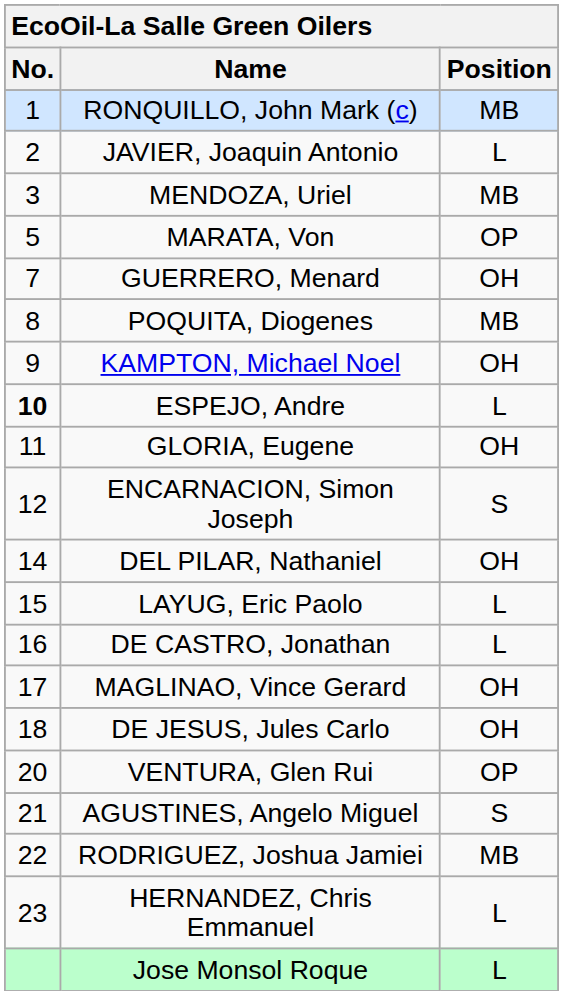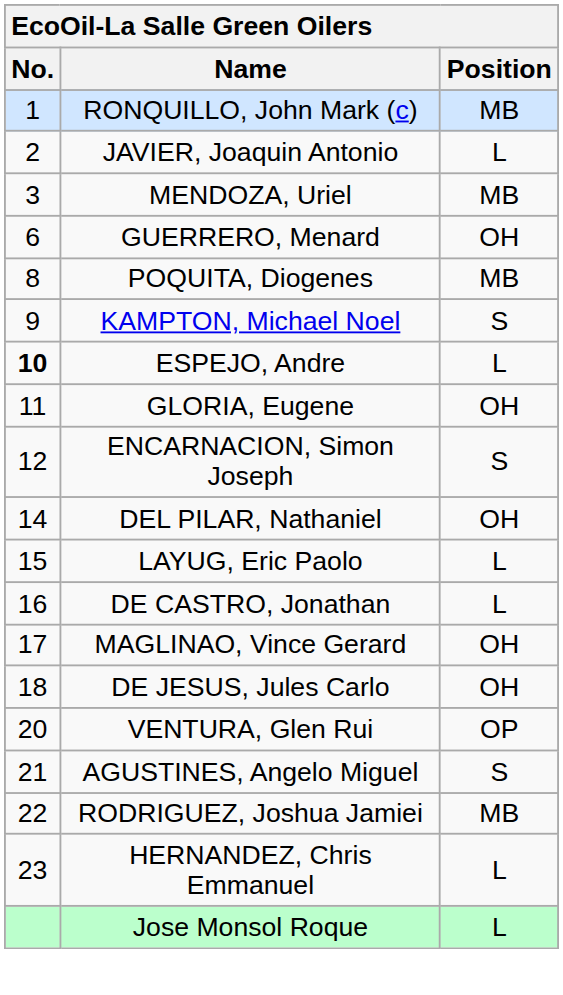- row: (250, 237)
(33, 279) 7 -> (33, 237) 6
(499, 363) OH -> (499, 321) S
